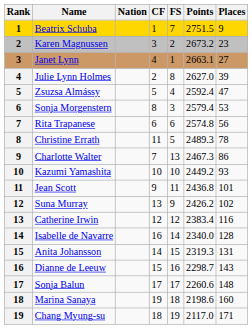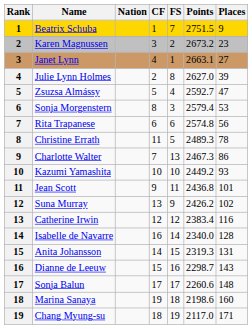(200, 92) 2592.4 -> (200, 92) 2592.7
